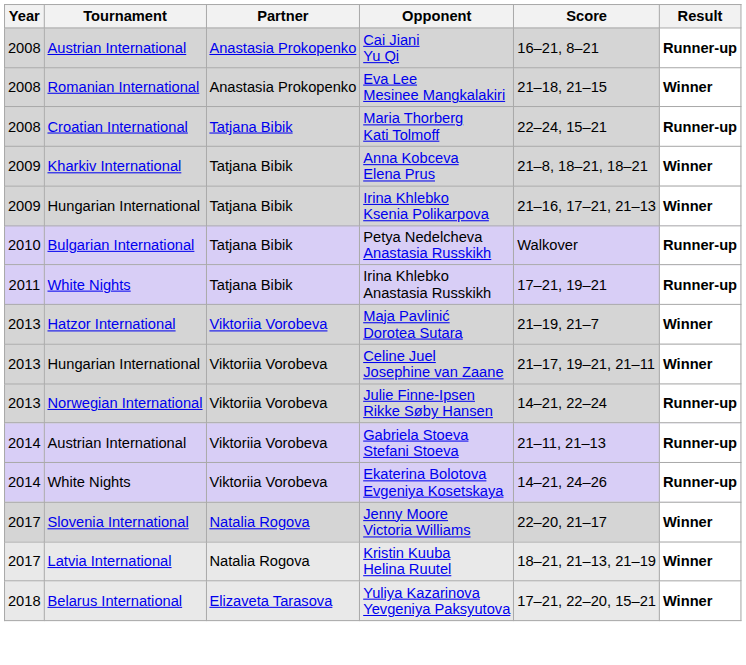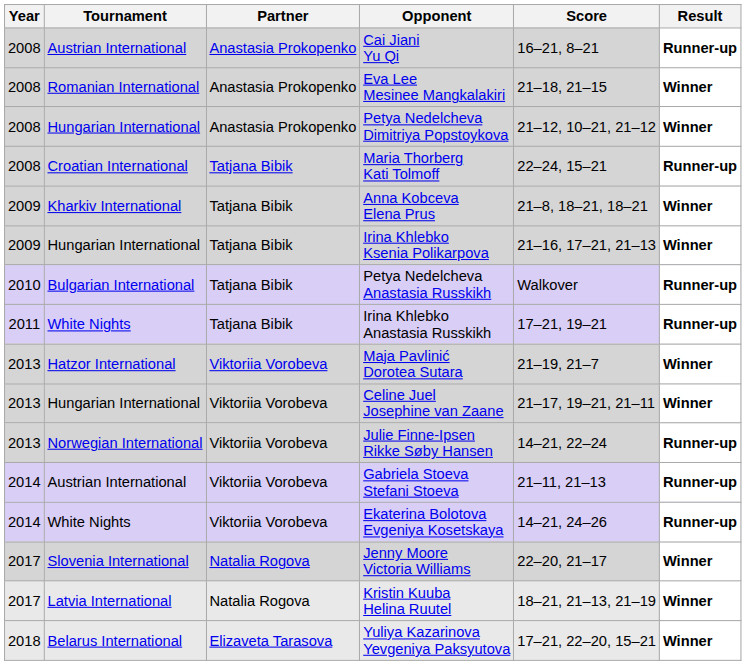+ row: (436, 127)
